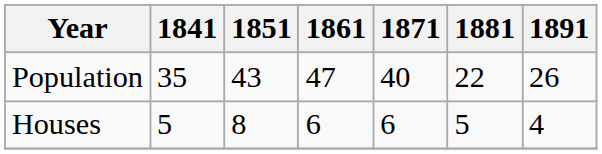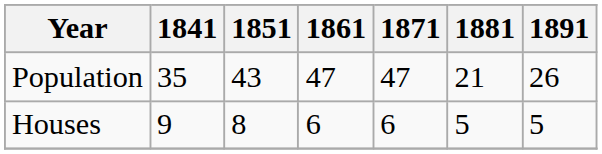(395, 76) 40 -> (395, 76) 47
(470, 76) 22 -> (470, 76) 21
(164, 124) 5 -> (164, 124) 9
(537, 124) 4 -> (537, 124) 5
